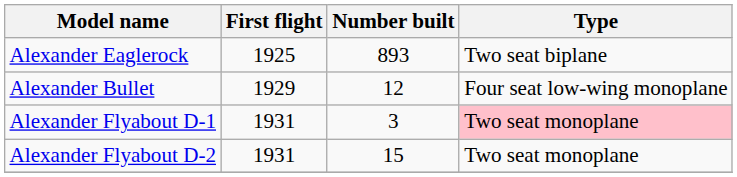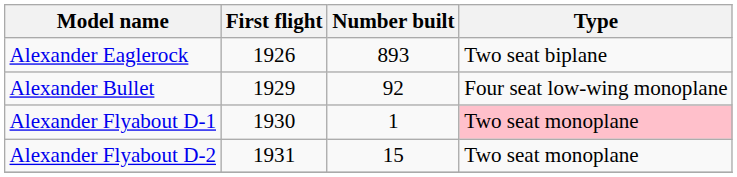(274, 54) 1925 -> (274, 54) 1926
(393, 88) 12 -> (393, 88) 92
(274, 121) 1931 -> (274, 121) 1930
(393, 121) 3 -> (393, 121) 1
